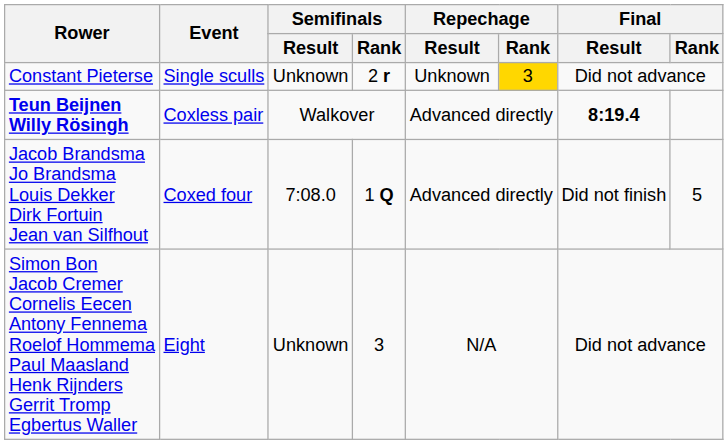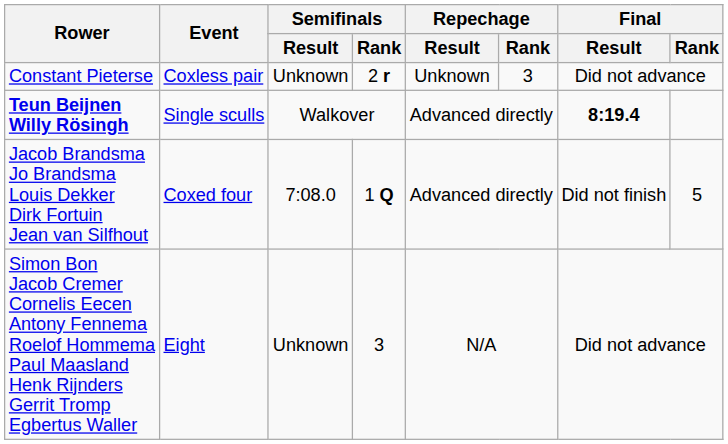(214, 77) Single sculls -> (213, 77) Coxless pair
(528, 77) gold background -> (528, 77) no background
(213, 115) Coxless pair -> (214, 115) Single sculls
